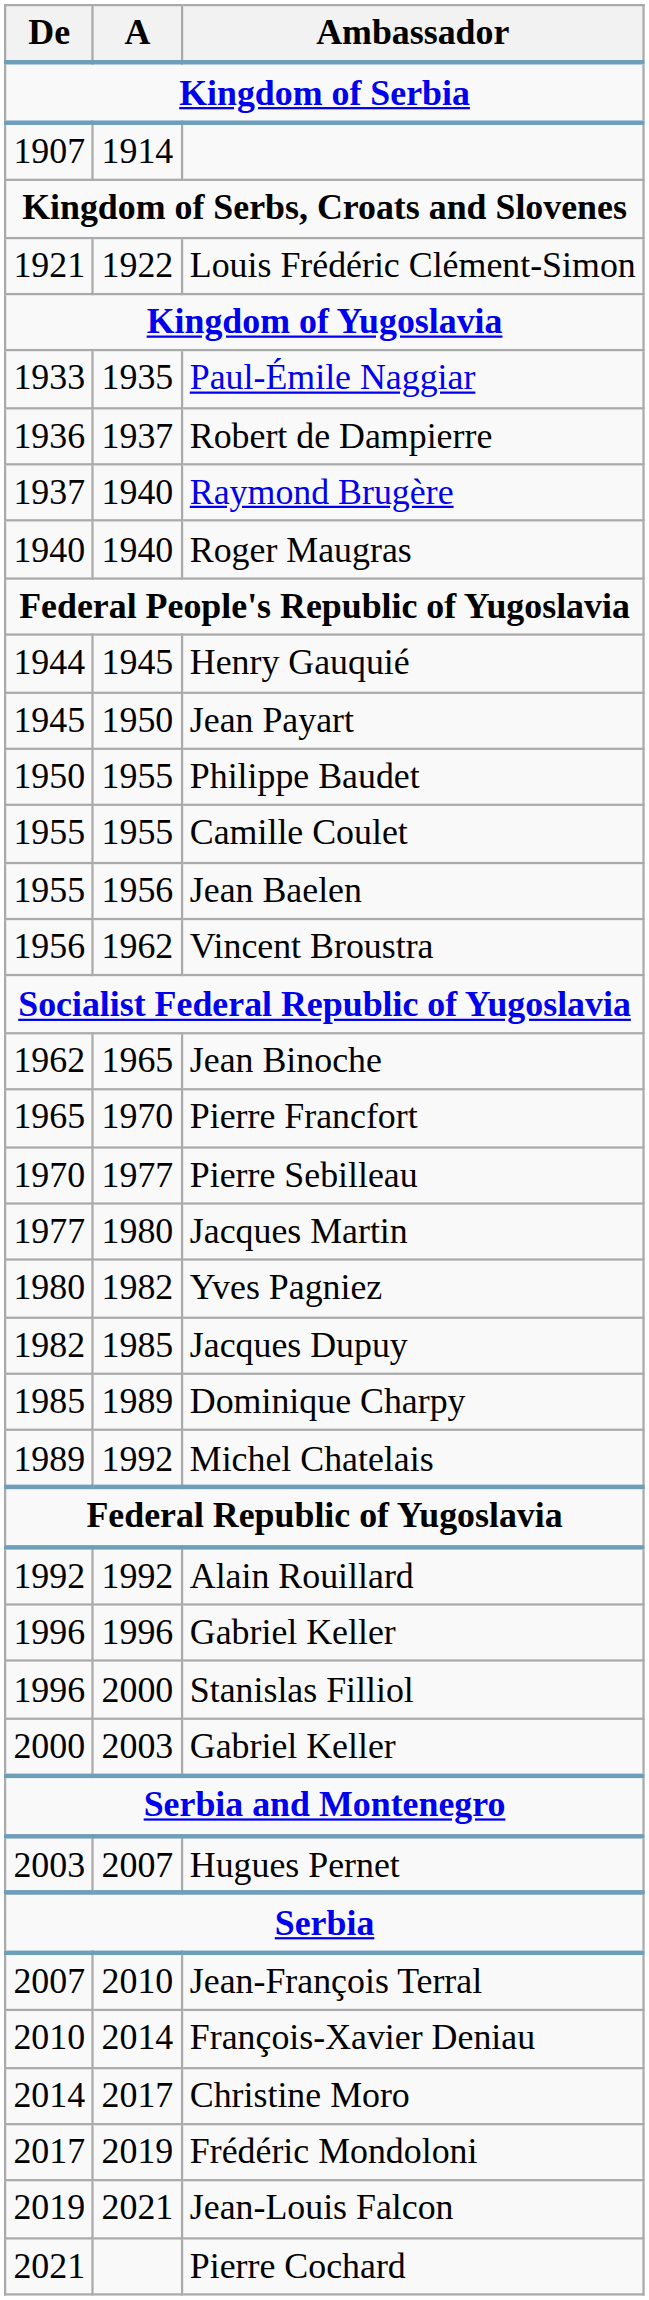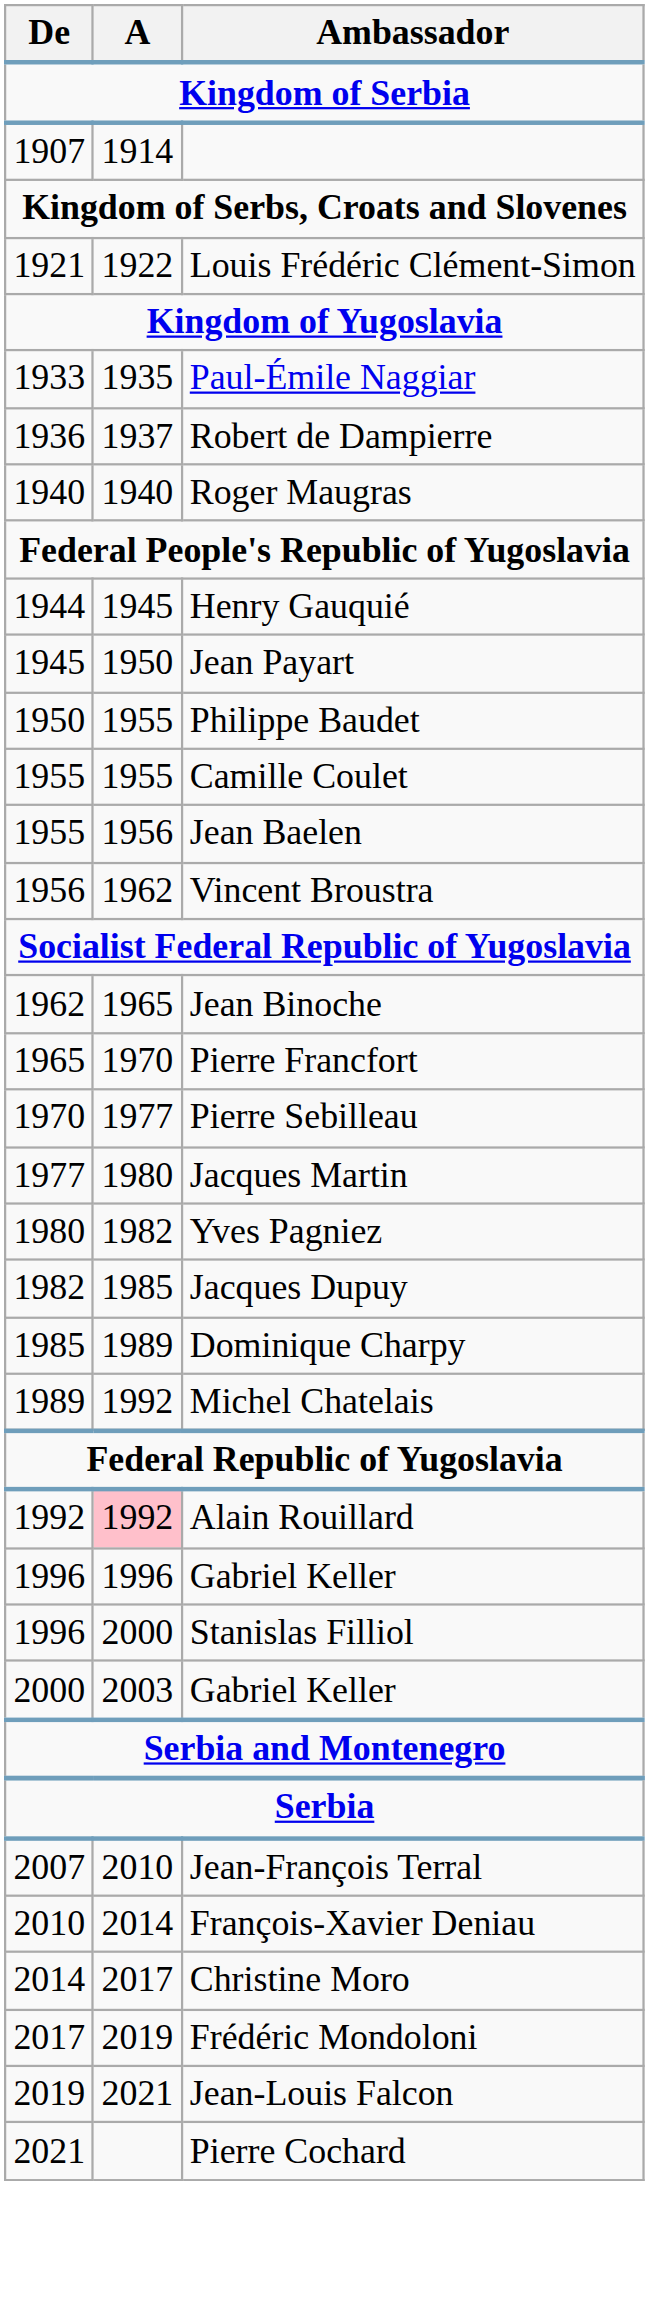- row: (49, 492)
(137, 1575) no background -> (137, 1518) pink background
- row: (49, 1864)
